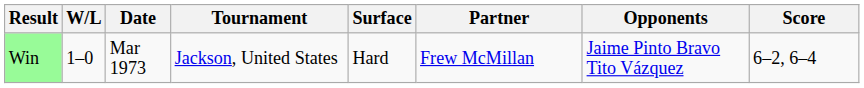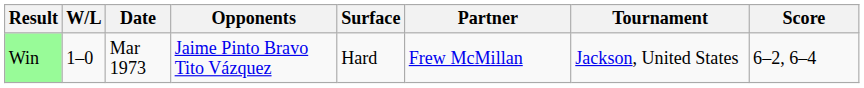columns swapped: (259, 18) <-> (666, 18)
